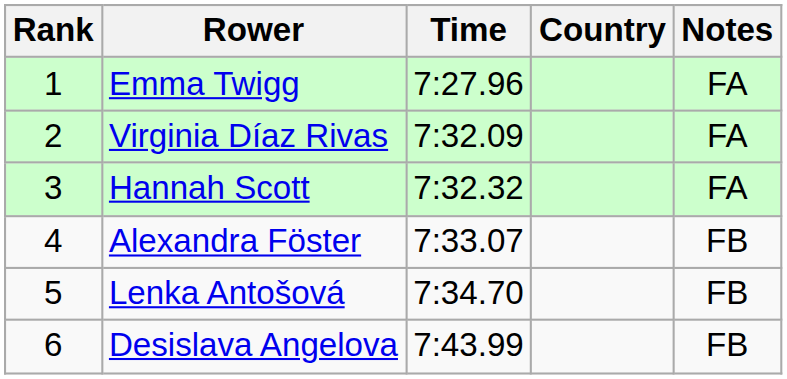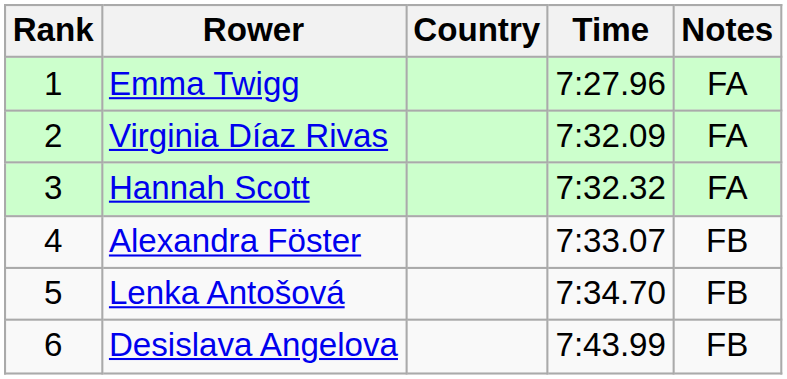columns swapped: (603, 30) <-> (468, 30)
